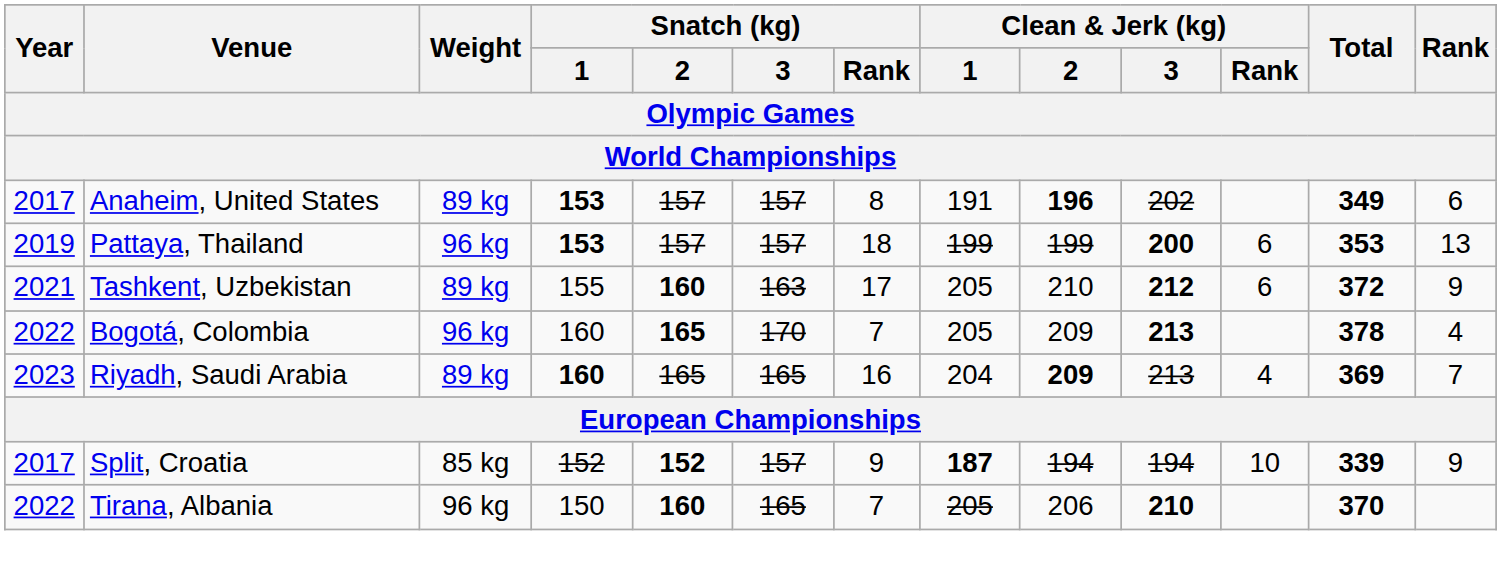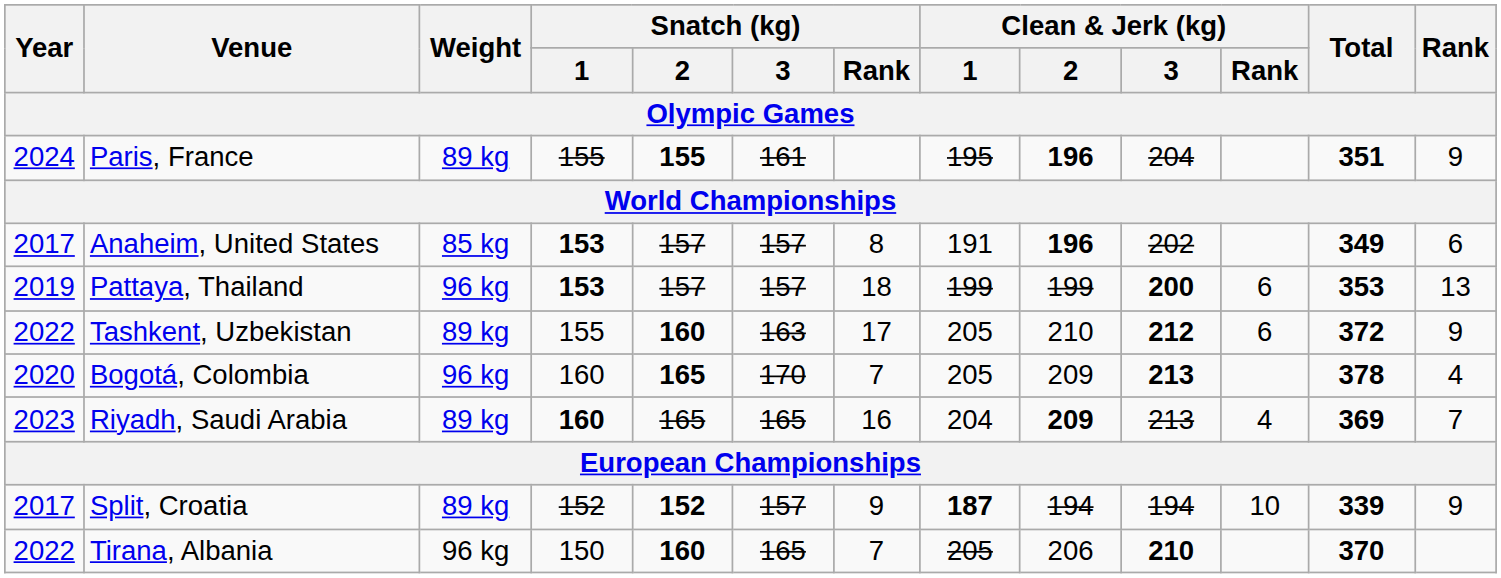+ row: (172, 157)
(476, 200) 89 kg -> (476, 244) 85 kg
(44, 288) 2021 -> (44, 331) 2022
(44, 331) 2022 -> (44, 375) 2020
(476, 462) 85 kg -> (476, 506) 89 kg
